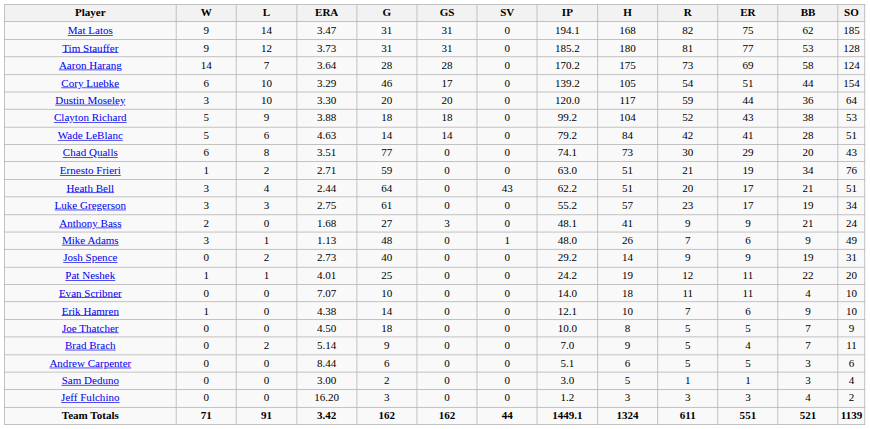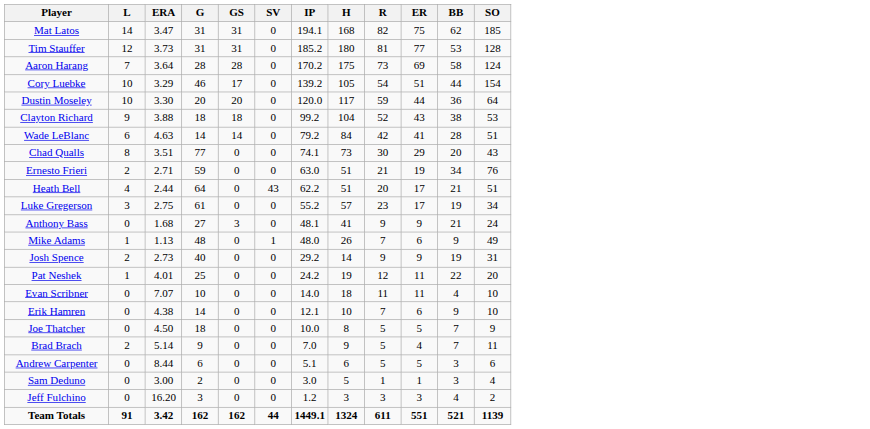- column: (206, 13)
